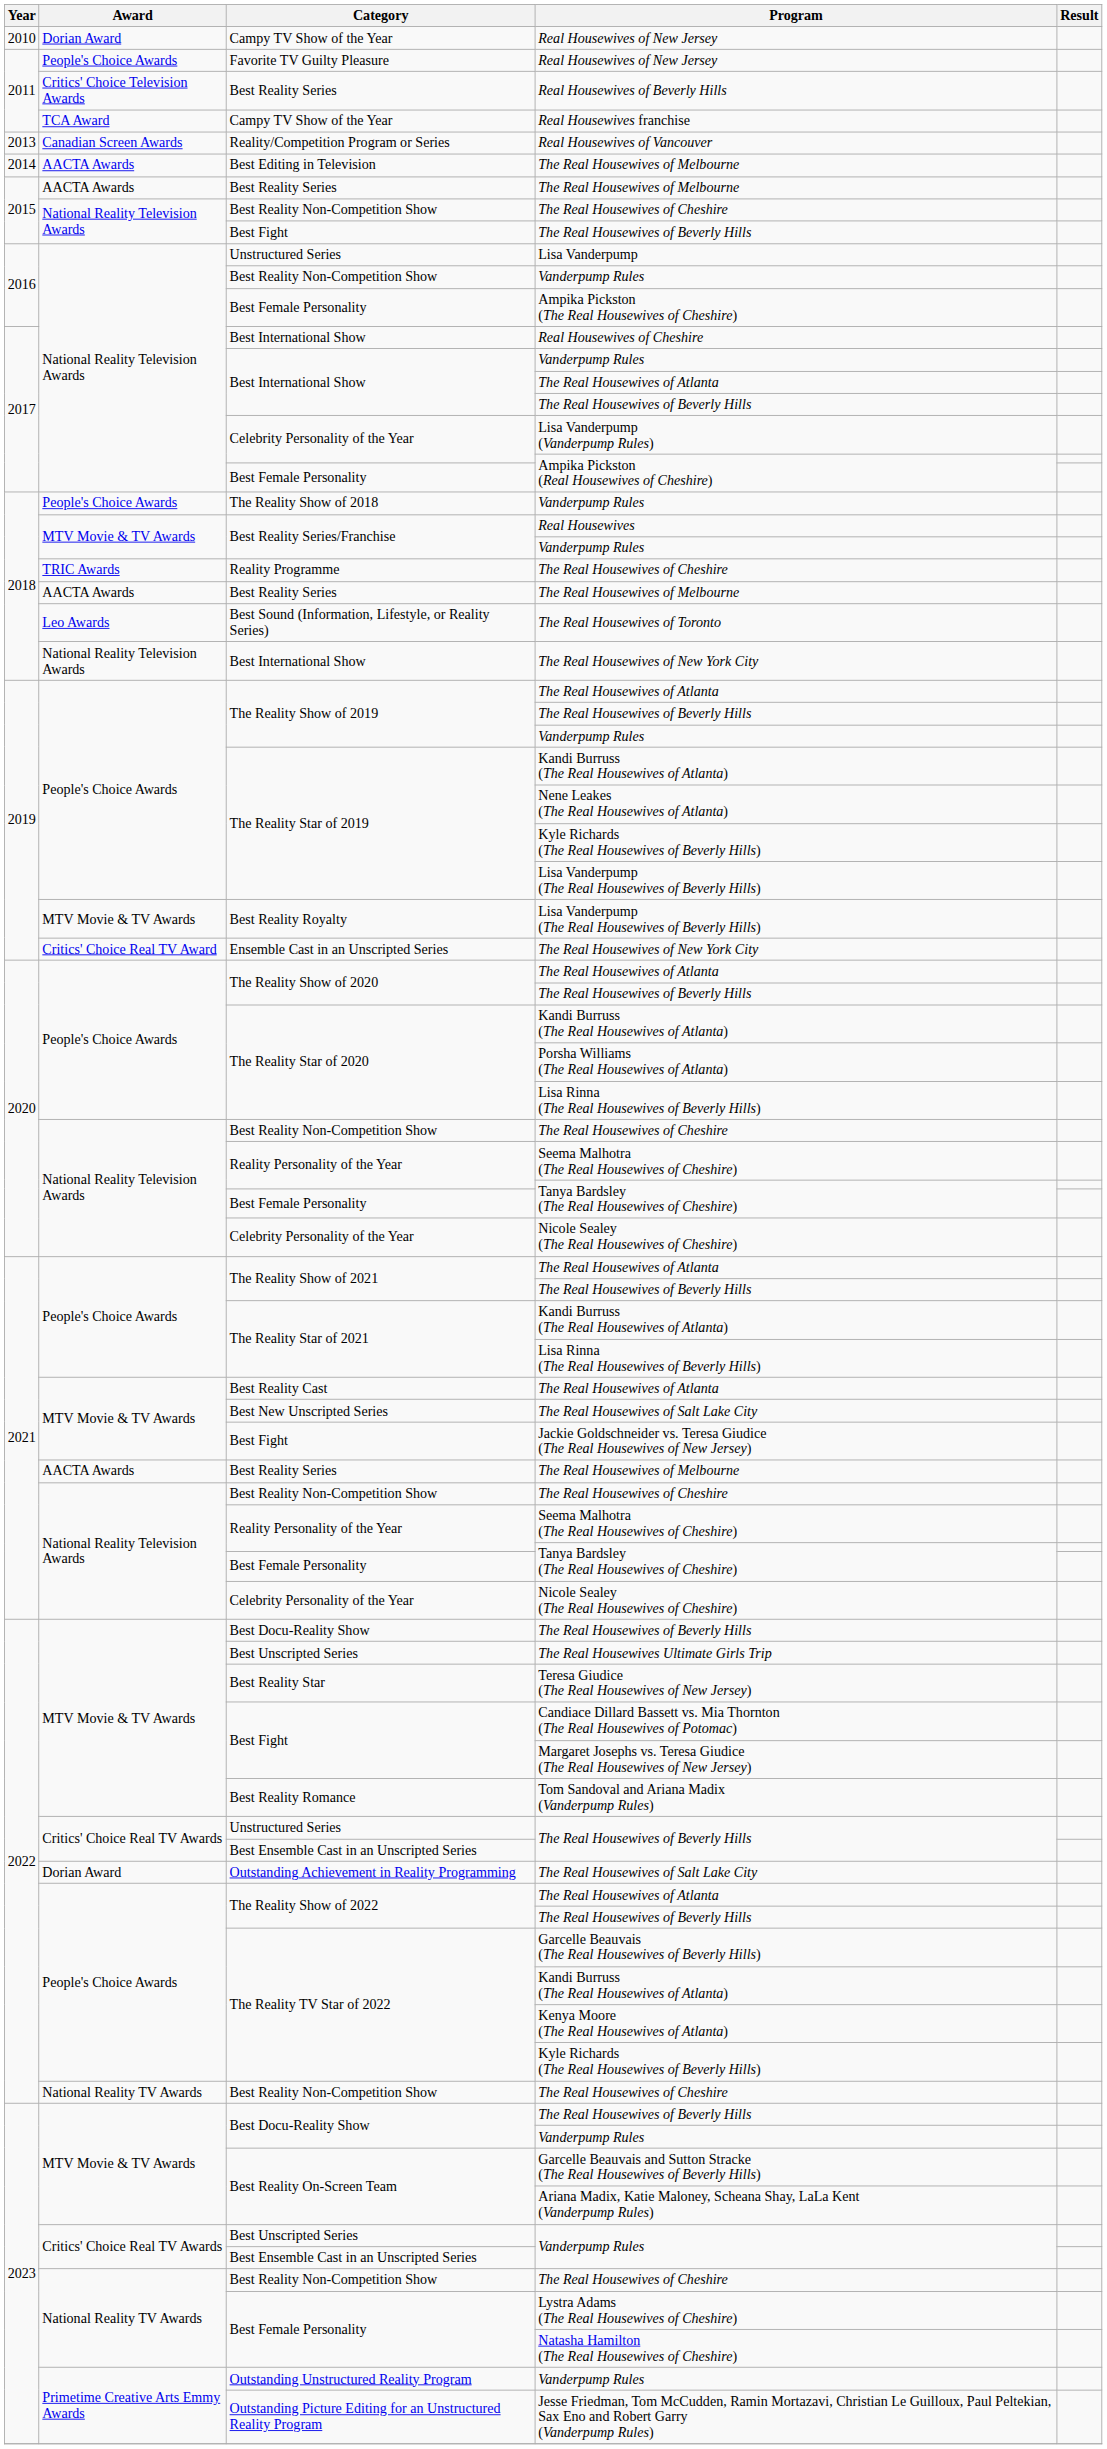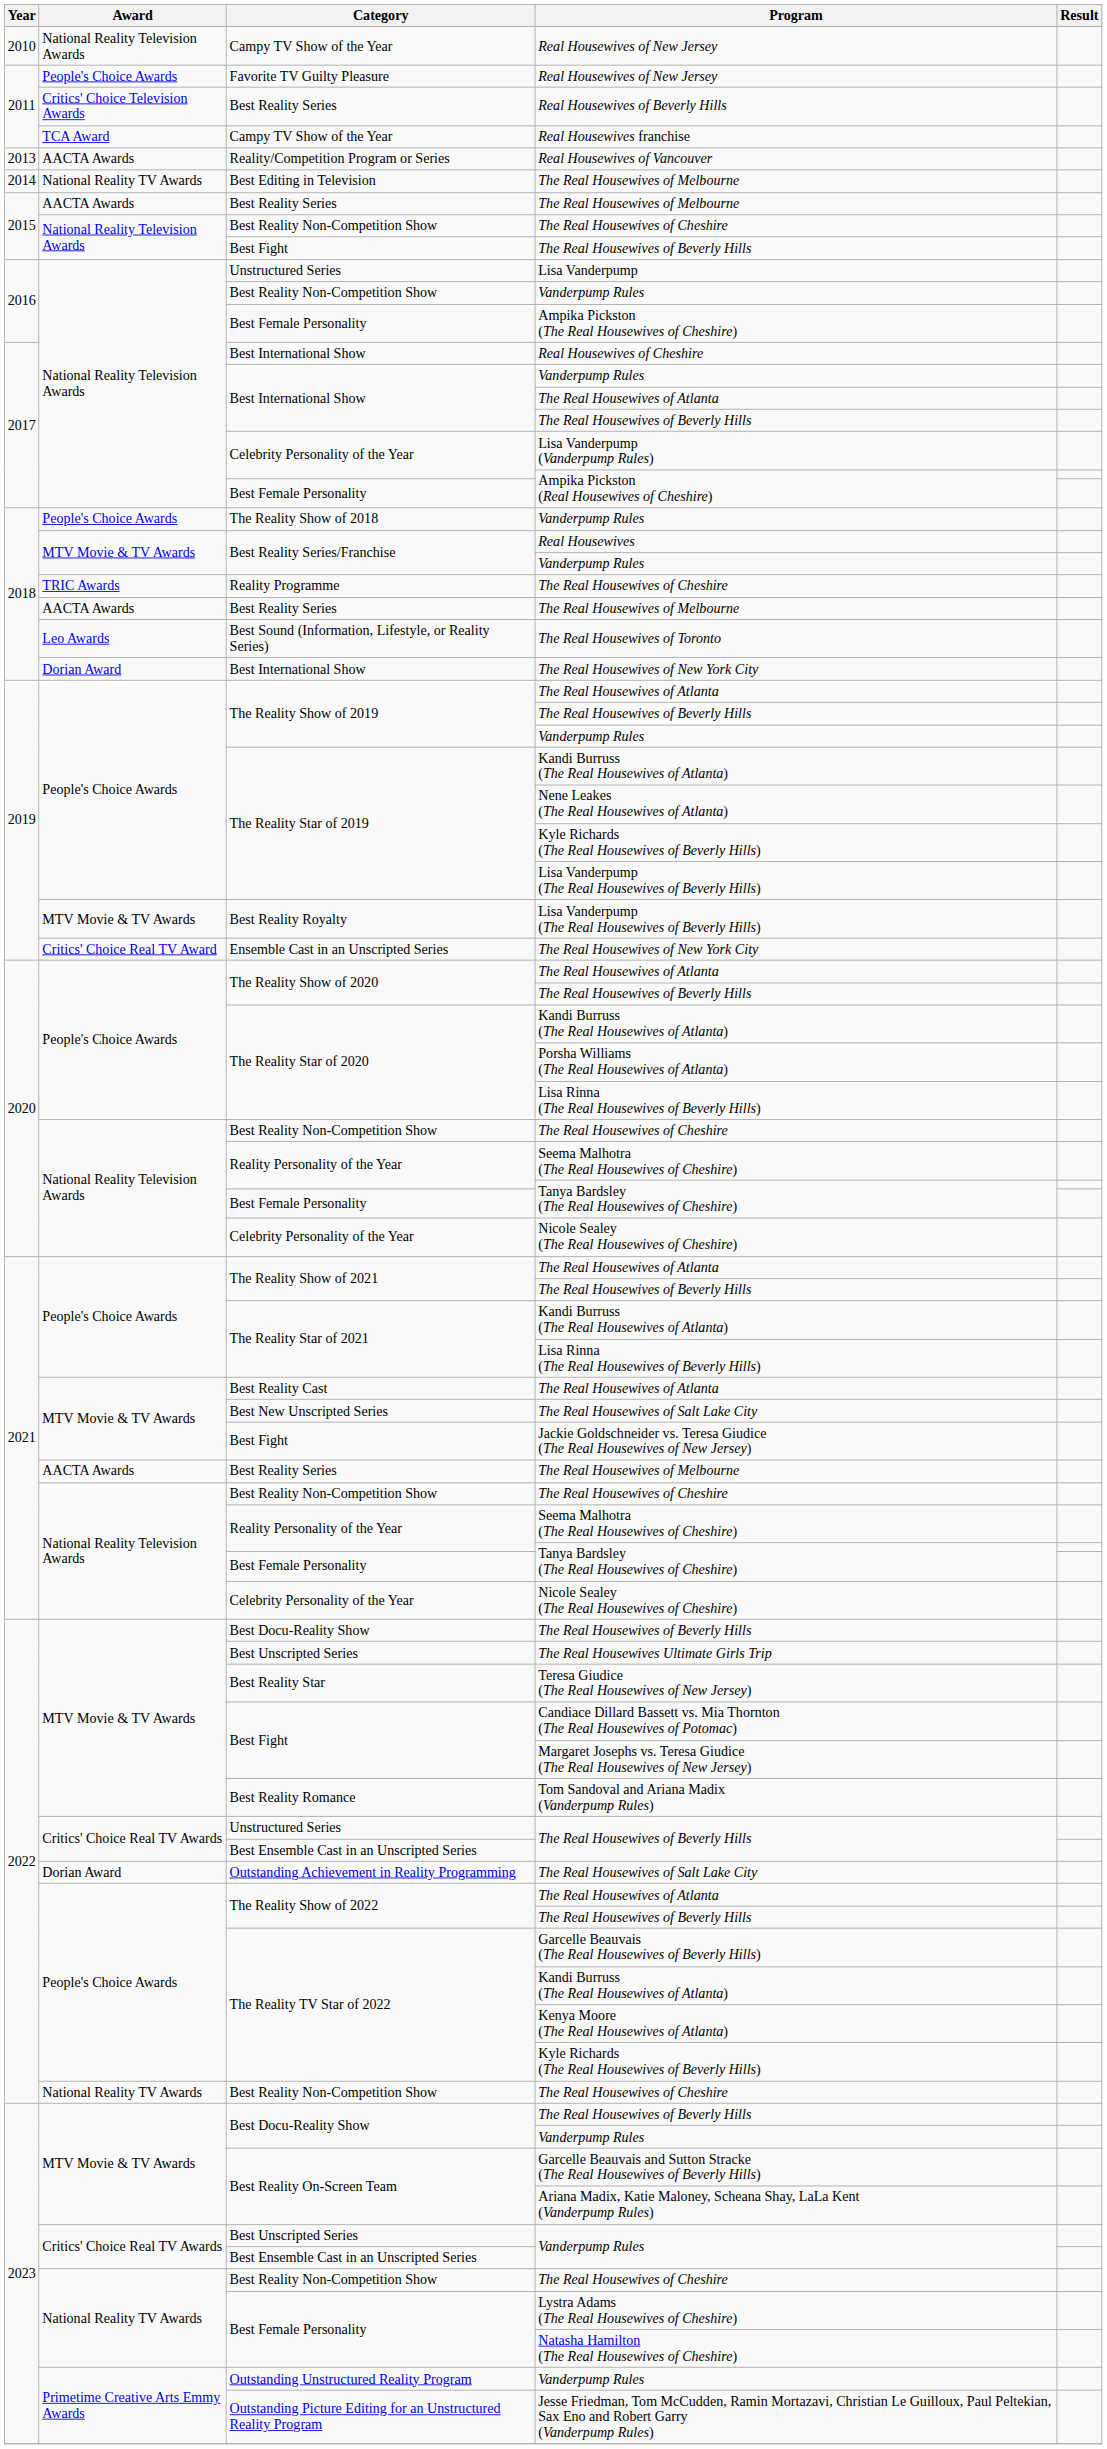(82, 37) Dorian Award -> (120, 45) National Reality Television Awards
(112, 143) Canadian Screen Awards -> (88, 158) AACTA Awards
(88, 165) AACTA Awards -> (122, 181) National Reality TV Awards
(120, 661) National Reality Television Awards -> (82, 668) Dorian Award
